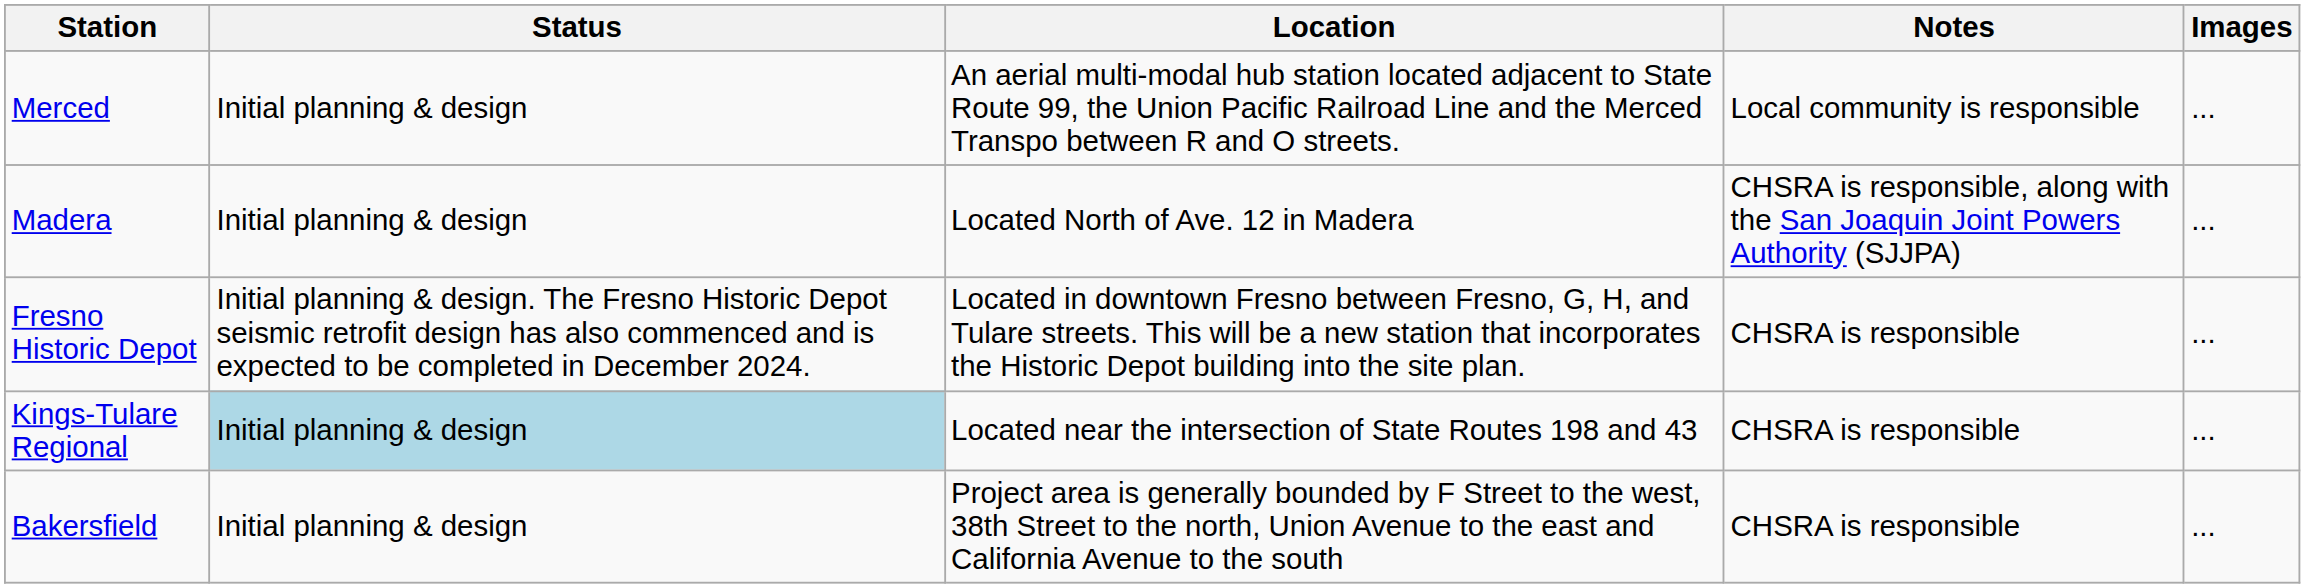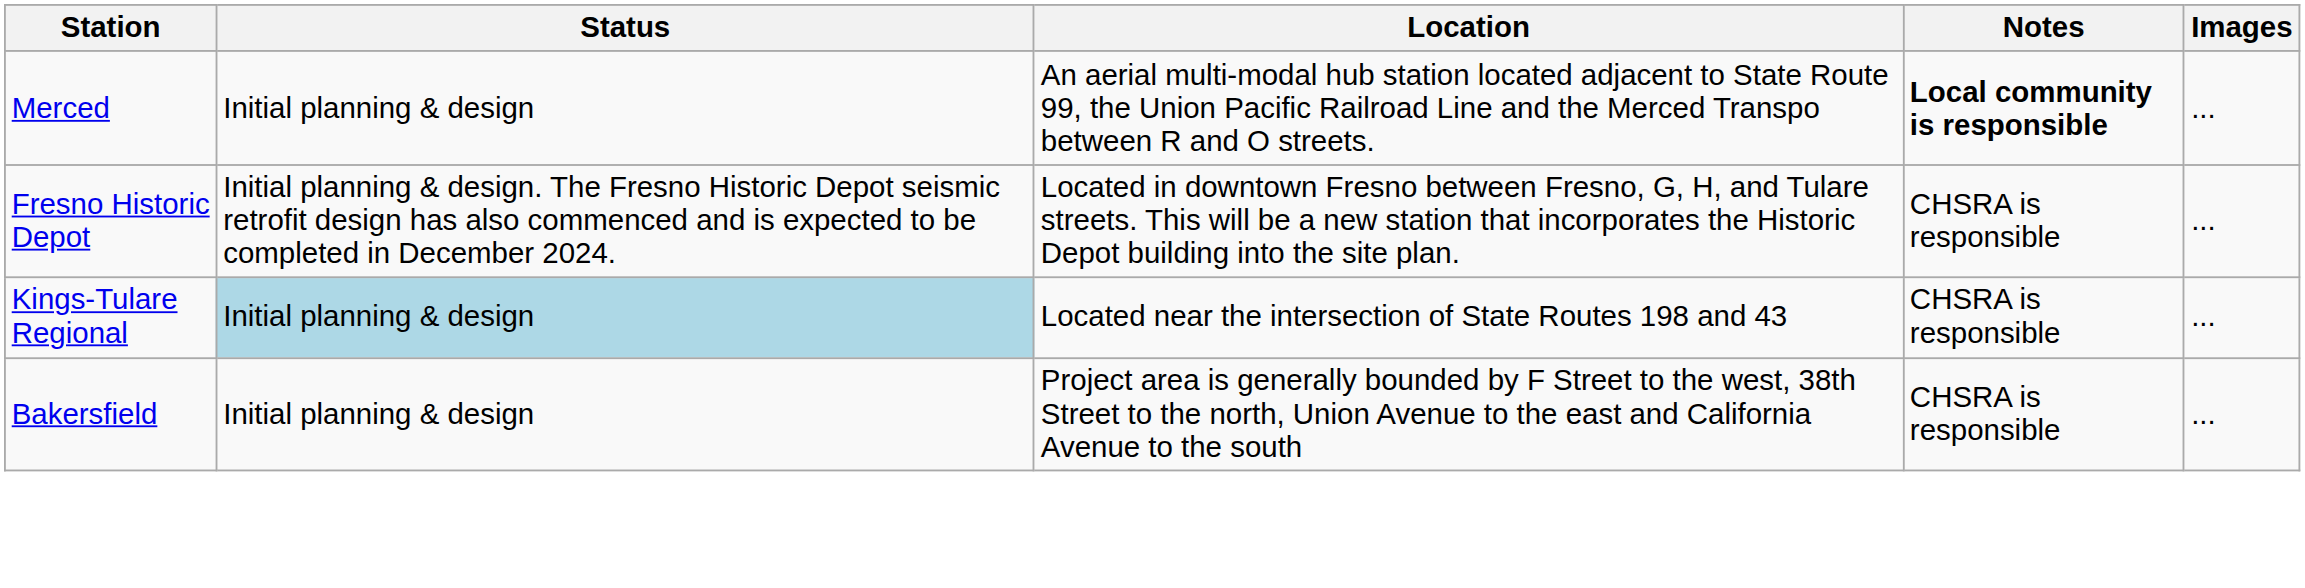(1935, 107) normal -> (2031, 107) bold
- row: (62, 220)
